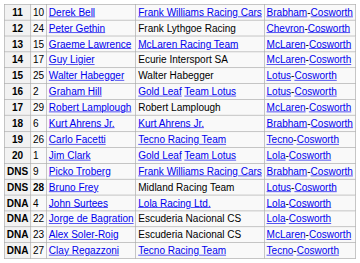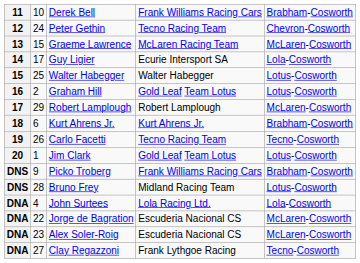(187, 28) Frank Lythgoe Racing -> (182, 28) Tecno Racing Team
(309, 60) McLaren-Cosworth -> (299, 60) Lola-Cosworth
(299, 155) Lola-Cosworth -> (302, 155) Lotus-Cosworth
(39, 187) bold -> (39, 187) normal
(299, 219) Lola-Cosworth -> (309, 219) McLaren-Cosworth
(182, 251) Tecno Racing Team -> (187, 251) Frank Lythgoe Racing
